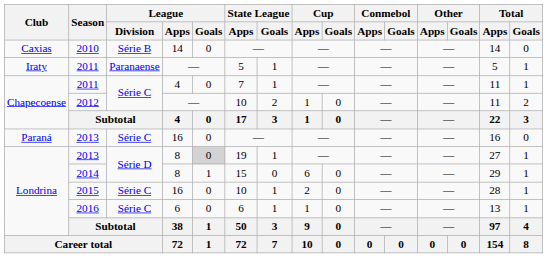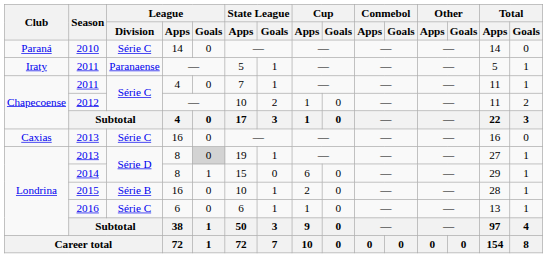(36, 48) Caxias -> (36, 48) Paraná
(135, 48) Série B -> (135, 48) Série C
(36, 137) Paraná -> (36, 137) Caxias
(135, 191) Série C -> (135, 191) Série B
